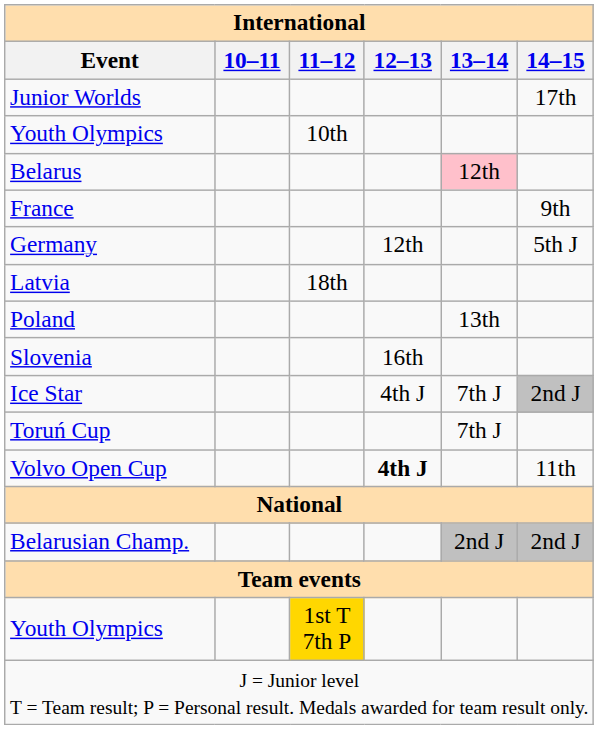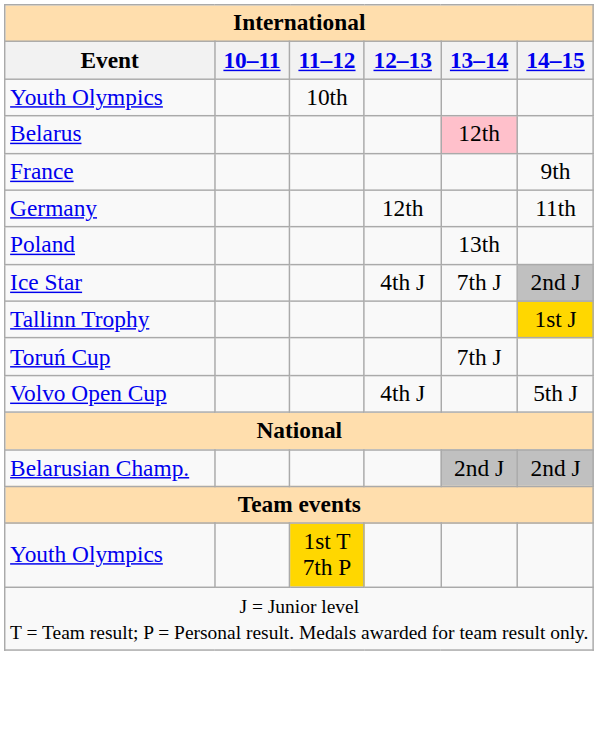- row: (75, 97)
(556, 245) 5th J -> (556, 208) 11th
- row: (40, 282)
- row: (51, 356)
+ row: (80, 319)
(403, 467) bold -> (403, 393) normal
(556, 467) 11th -> (556, 393) 5th J
